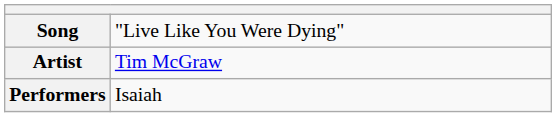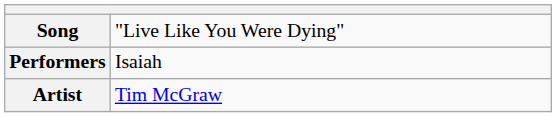rows swapped: (57, 62) <-> (57, 95)
